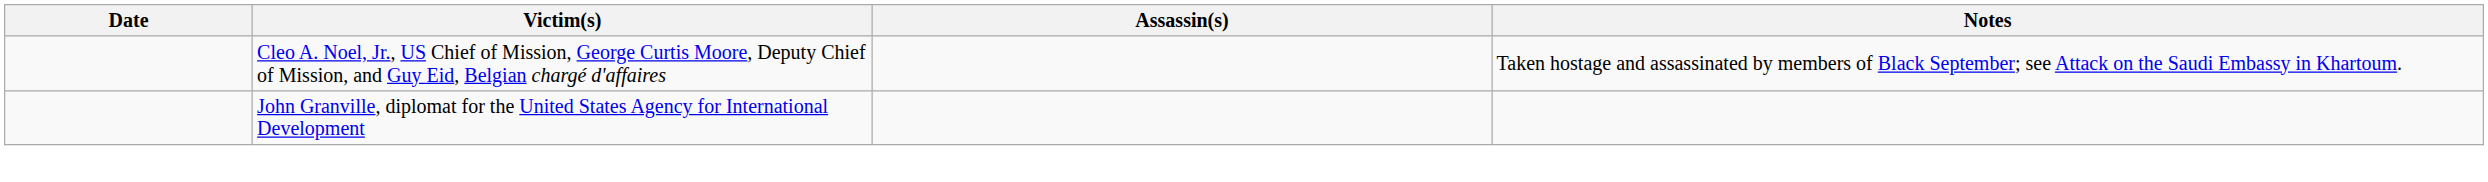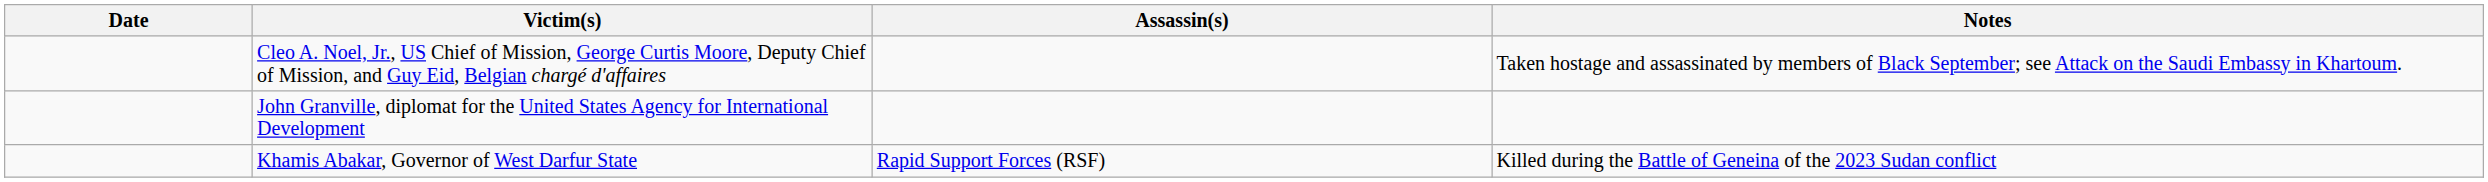+ row: (447, 160)
